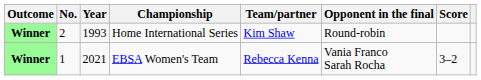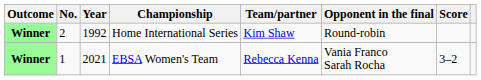(95, 33) 1993 -> (95, 33) 1992
